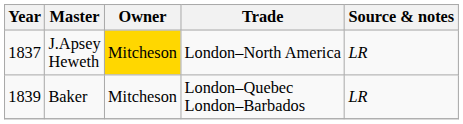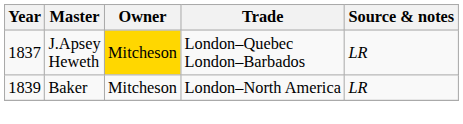(263, 52) London–North America -> (245, 52) London–Quebec London–Barbados
(245, 96) London–Quebec London–Barbados -> (263, 87) London–North America
